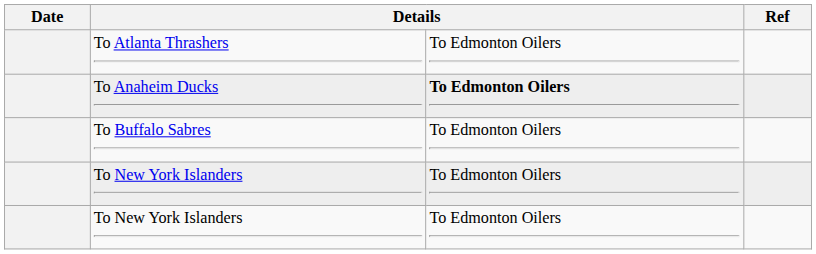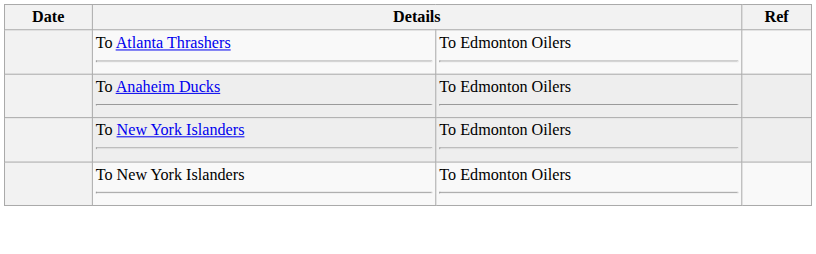(585, 92) bold -> (589, 92) normal
- row: (47, 140)
